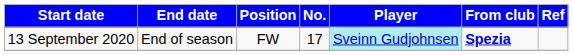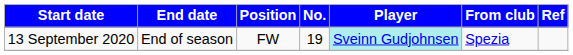(315, 38) 17 -> (315, 38) 19
(488, 38) bold -> (487, 38) normal
